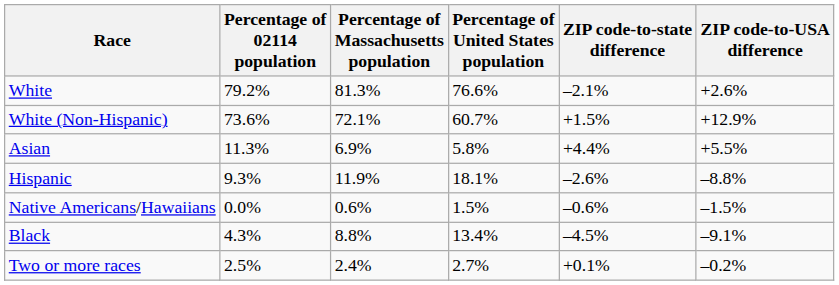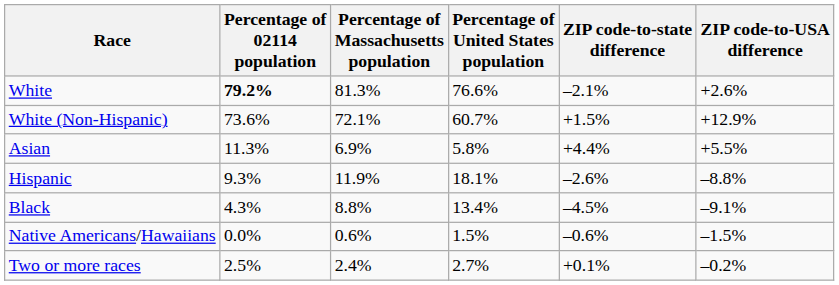(247, 90) normal -> (248, 90) bold
rows swapped: (29, 236) <-> (112, 207)
